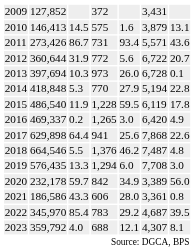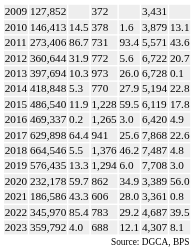(100, 27) 575 -> (100, 27) 378
(48, 42) 273,426 -> (48, 42) 273,406
(100, 181) 842 -> (100, 181) 862
